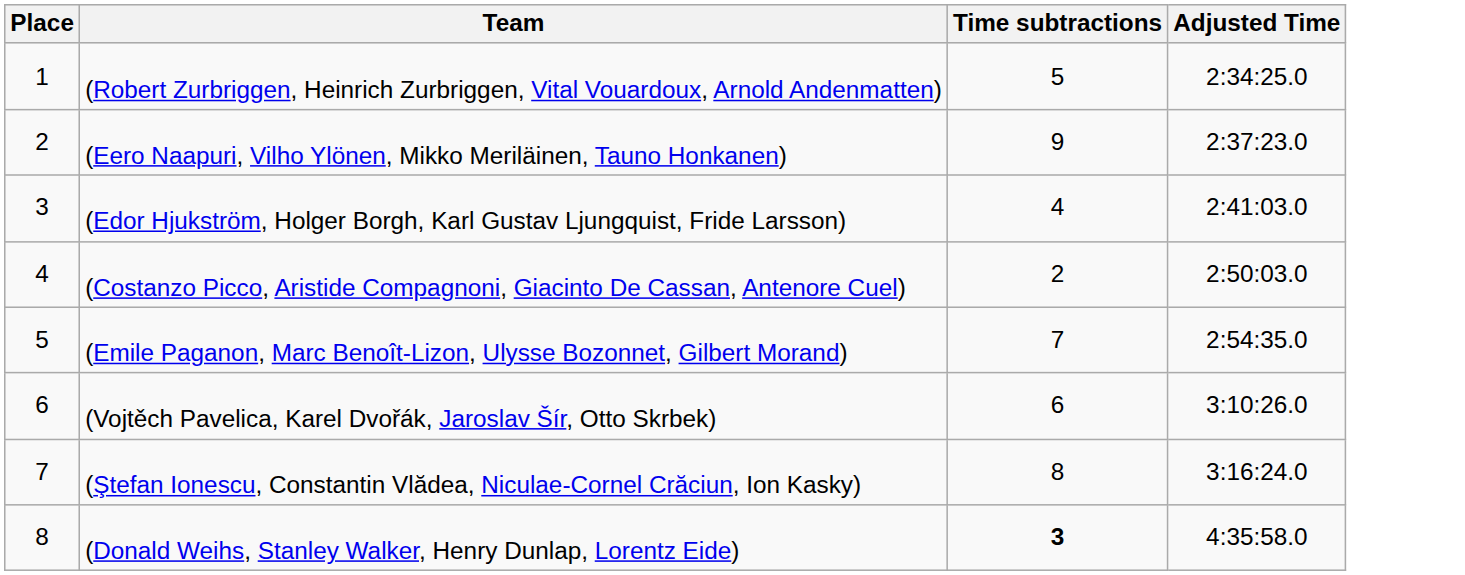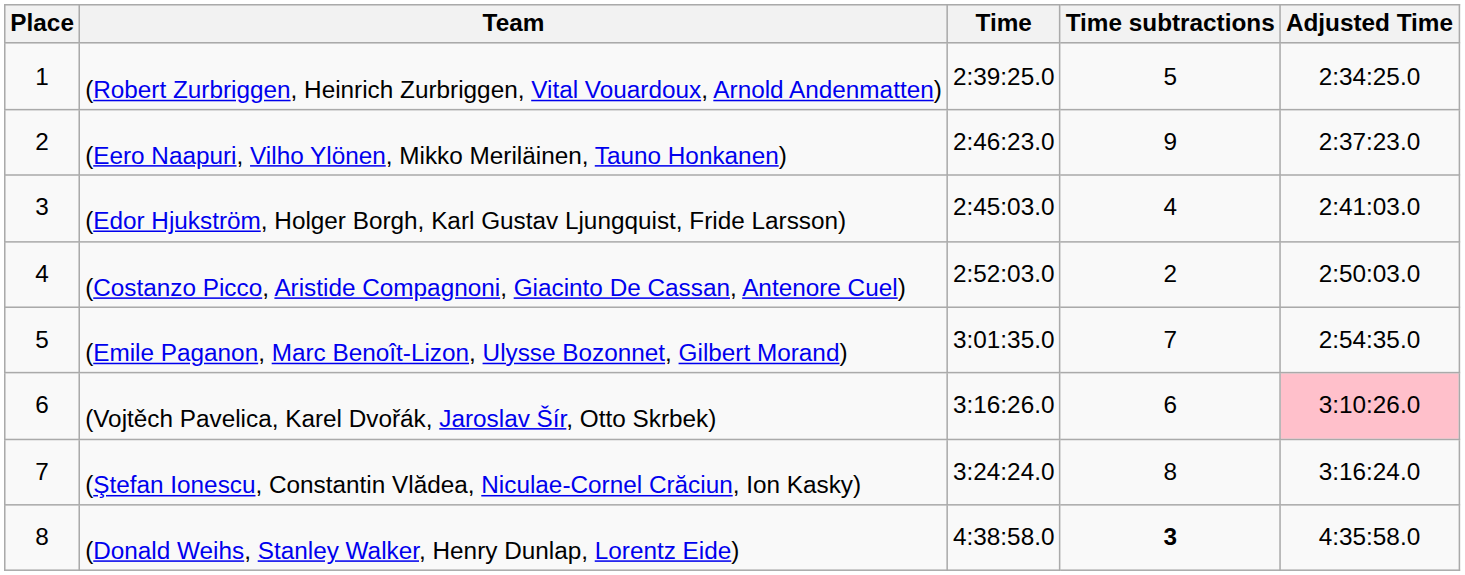+ column: (1004, 23)
(1257, 405) no background -> (1369, 405) pink background
